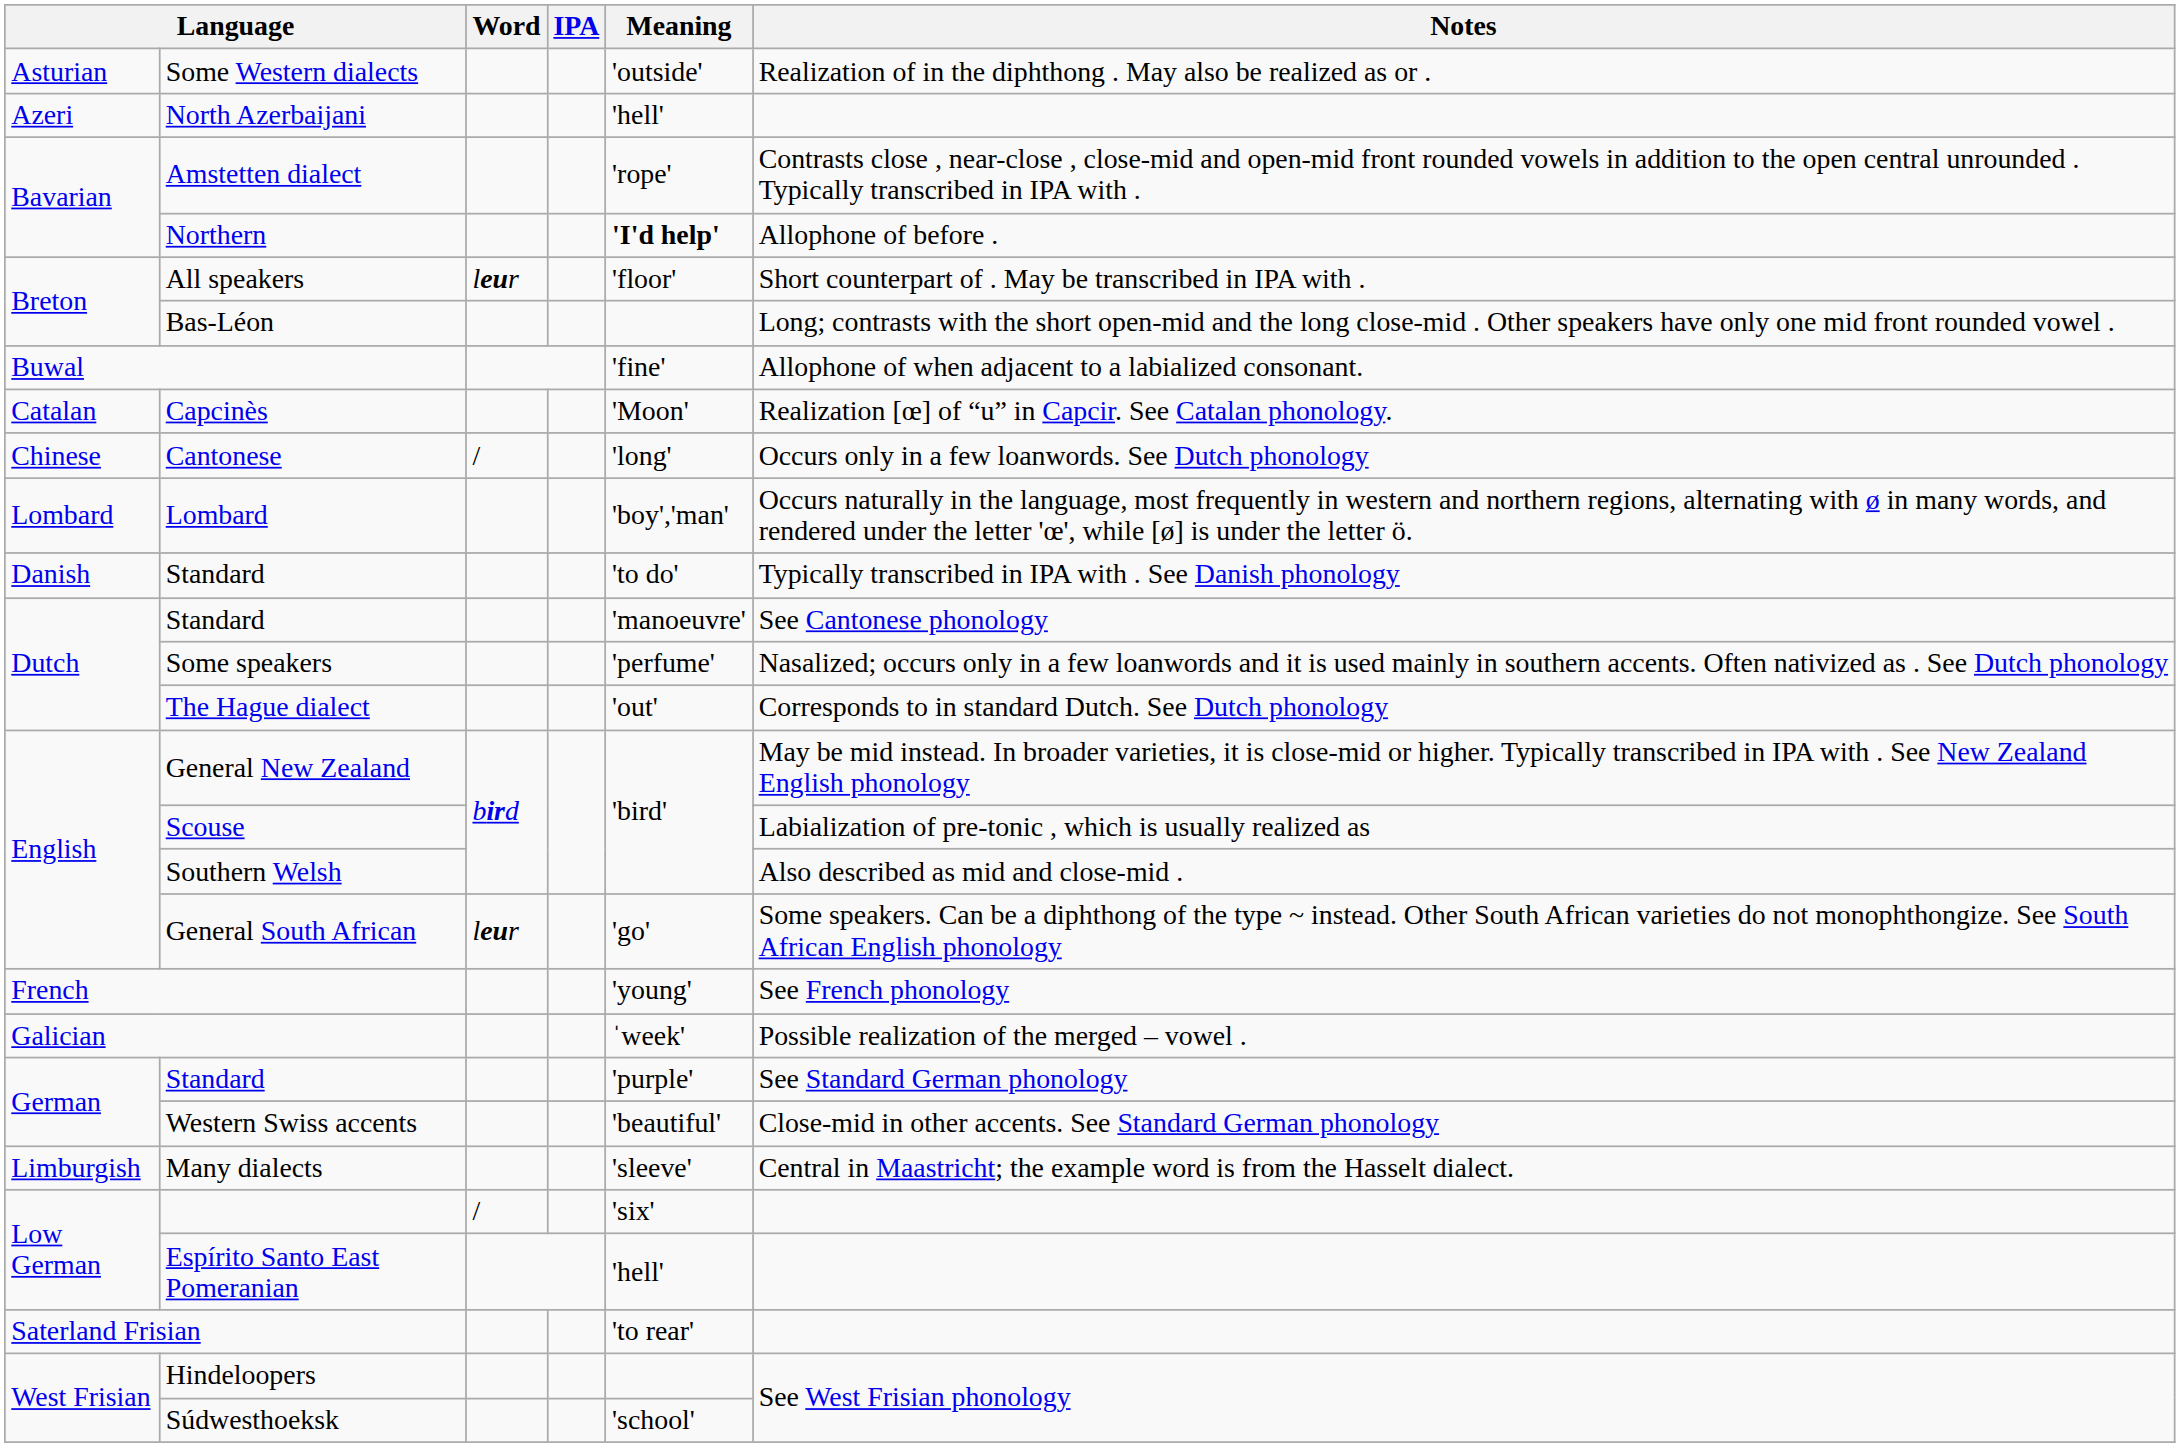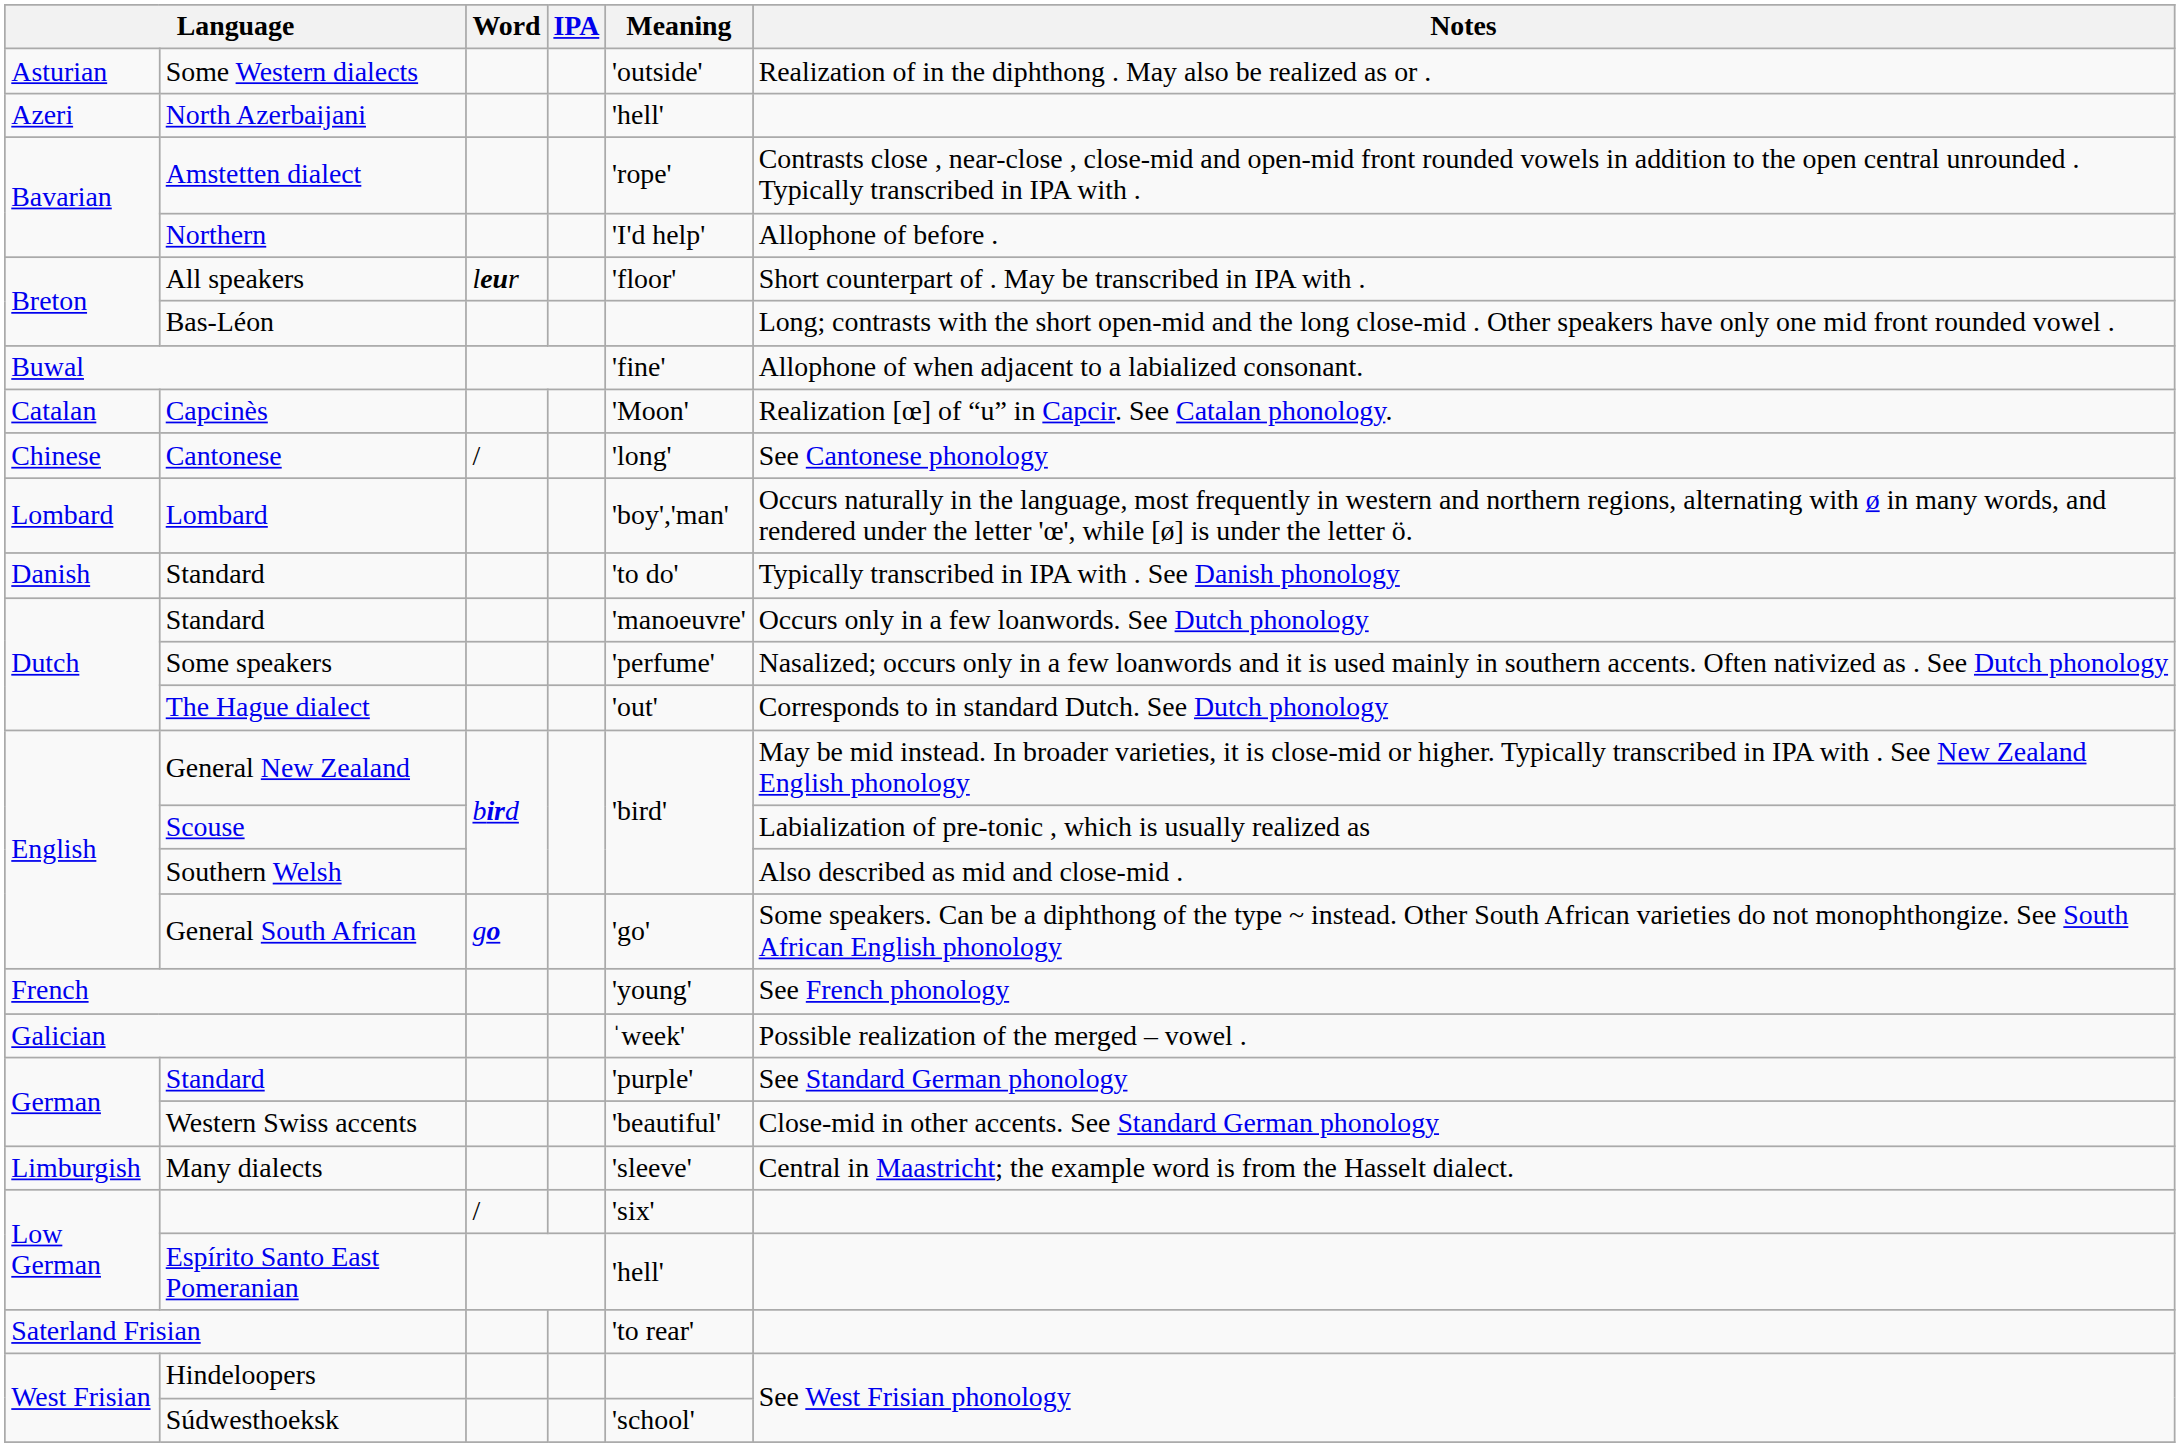(666, 234) bold -> (659, 234) normal
(1064, 455) Occurs only in a few loanwords. See Dutch phonology -> (903, 455) See Cantonese phonology
(903, 619) See Cantonese phonology -> (1064, 619) Occurs only in a few loanwords. See Dutch phonology
(496, 930) leur -> (486, 930) go
